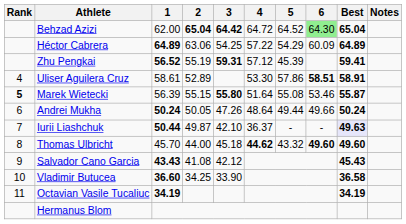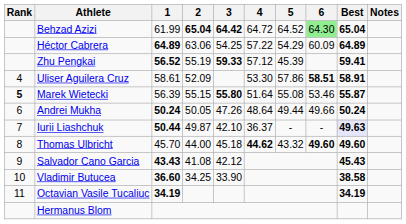(167, 29) 62.00 -> (167, 29) 61.99
(229, 62) 59.31 -> (229, 62) 59.33
(198, 78) 52.89 -> (198, 78) 52.09
(352, 177) 36.58 -> (352, 177) 38.58
